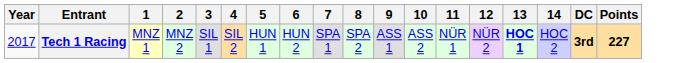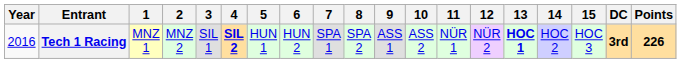+ column: (589, 14)
(22, 41) 2017 -> (22, 41) 2016
(234, 41) normal -> (234, 41) bold
(619, 41) 227 -> (654, 41) 226
